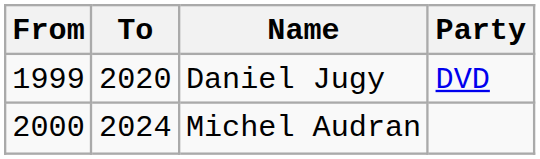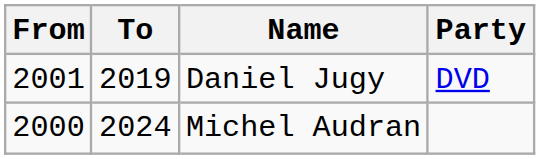(49, 79) 1999 -> (49, 79) 2001
(135, 79) 2020 -> (135, 79) 2019
